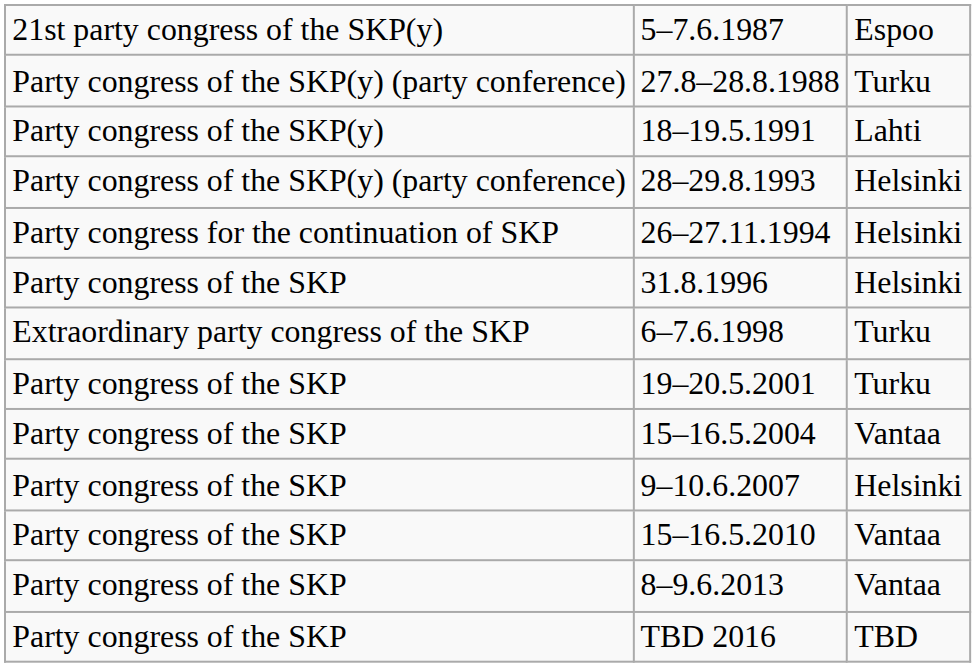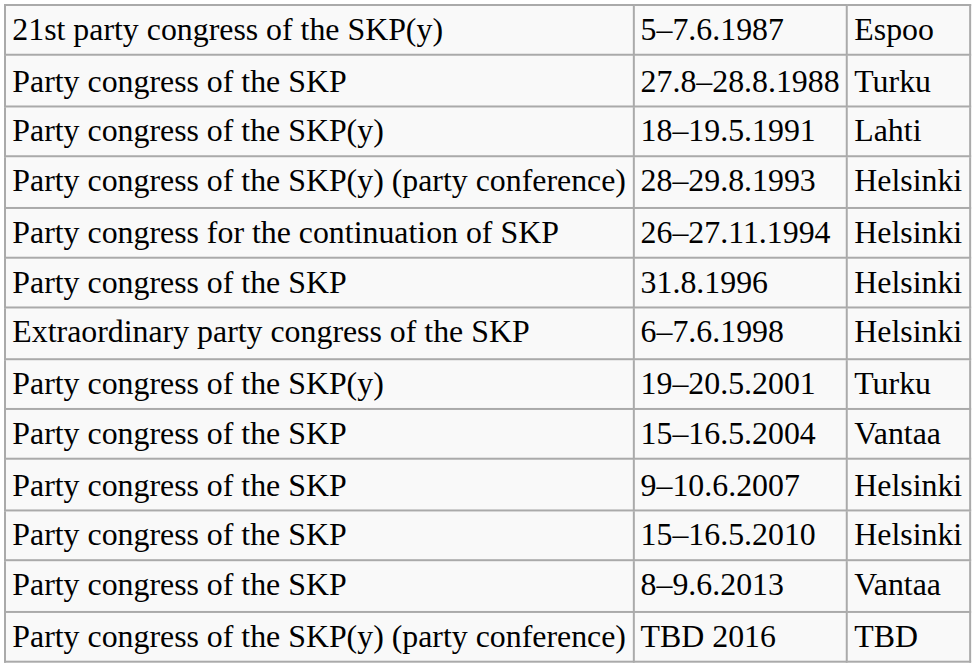(319, 80) Party congress of the SKP(y) (party conference) -> (179, 80) Party congress of the SKP
(893, 332) Turku -> (908, 332) Helsinki
(179, 383) Party congress of the SKP -> (198, 383) Party congress of the SKP(y)
(898, 534) Vantaa -> (908, 534) Helsinki
(179, 635) Party congress of the SKP -> (319, 635) Party congress of the SKP(y) (party conference)
